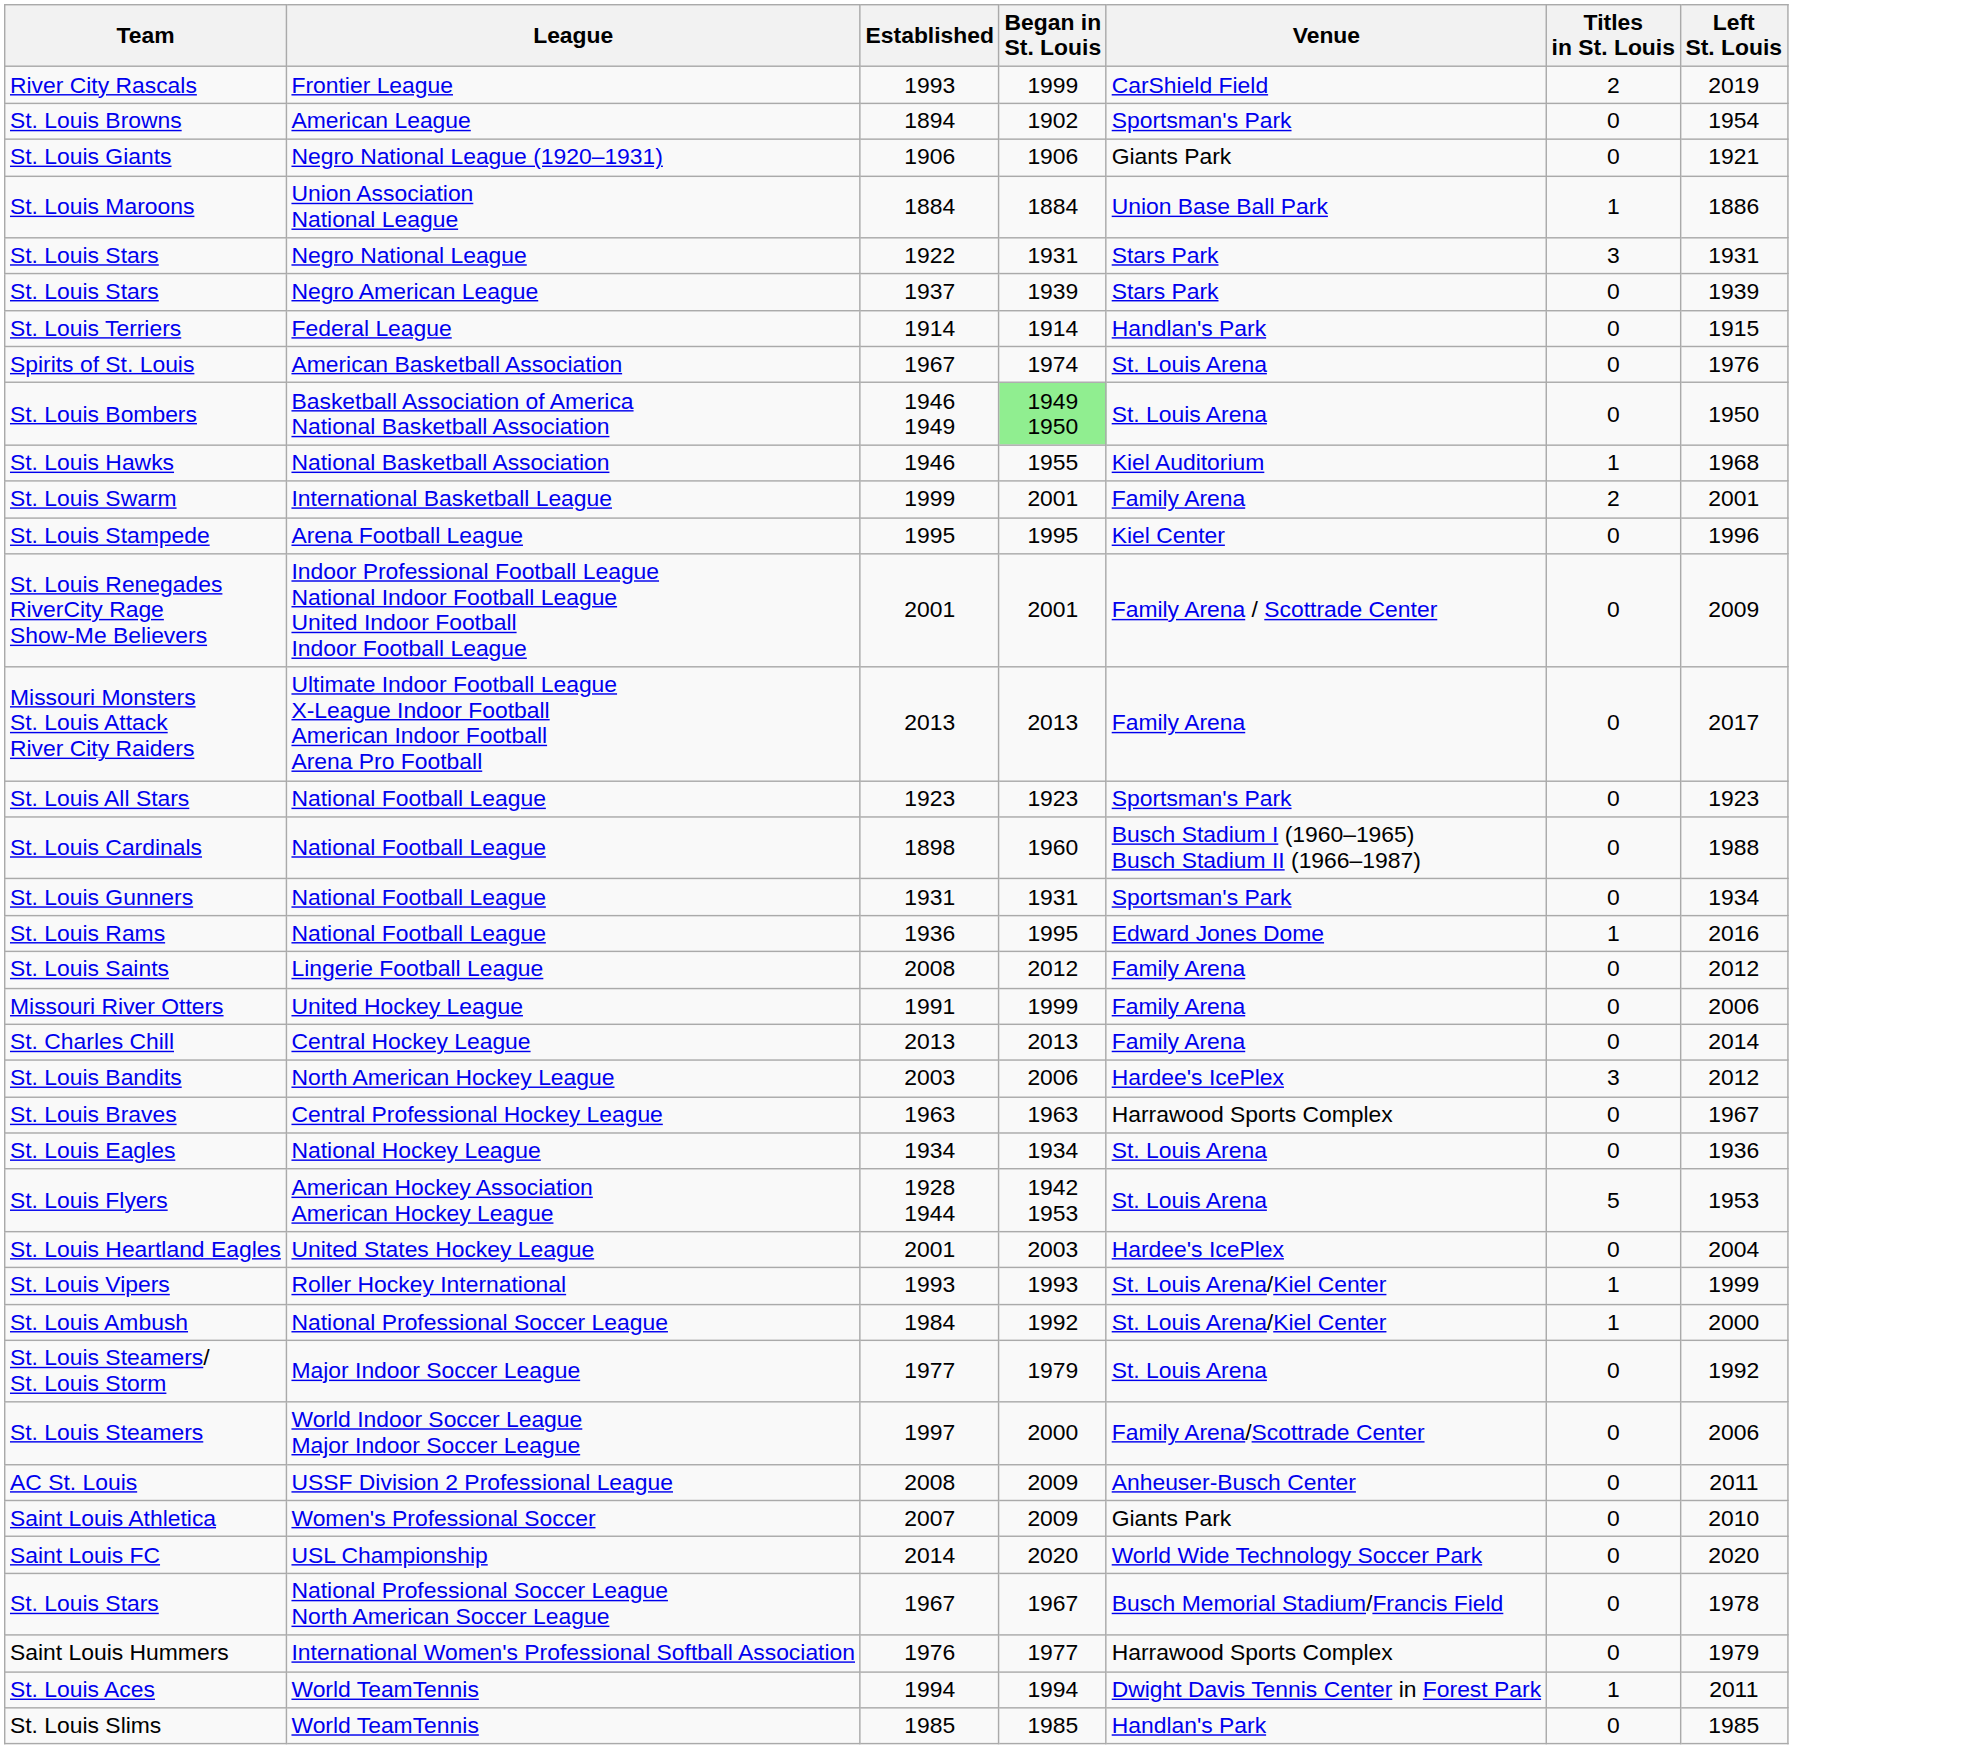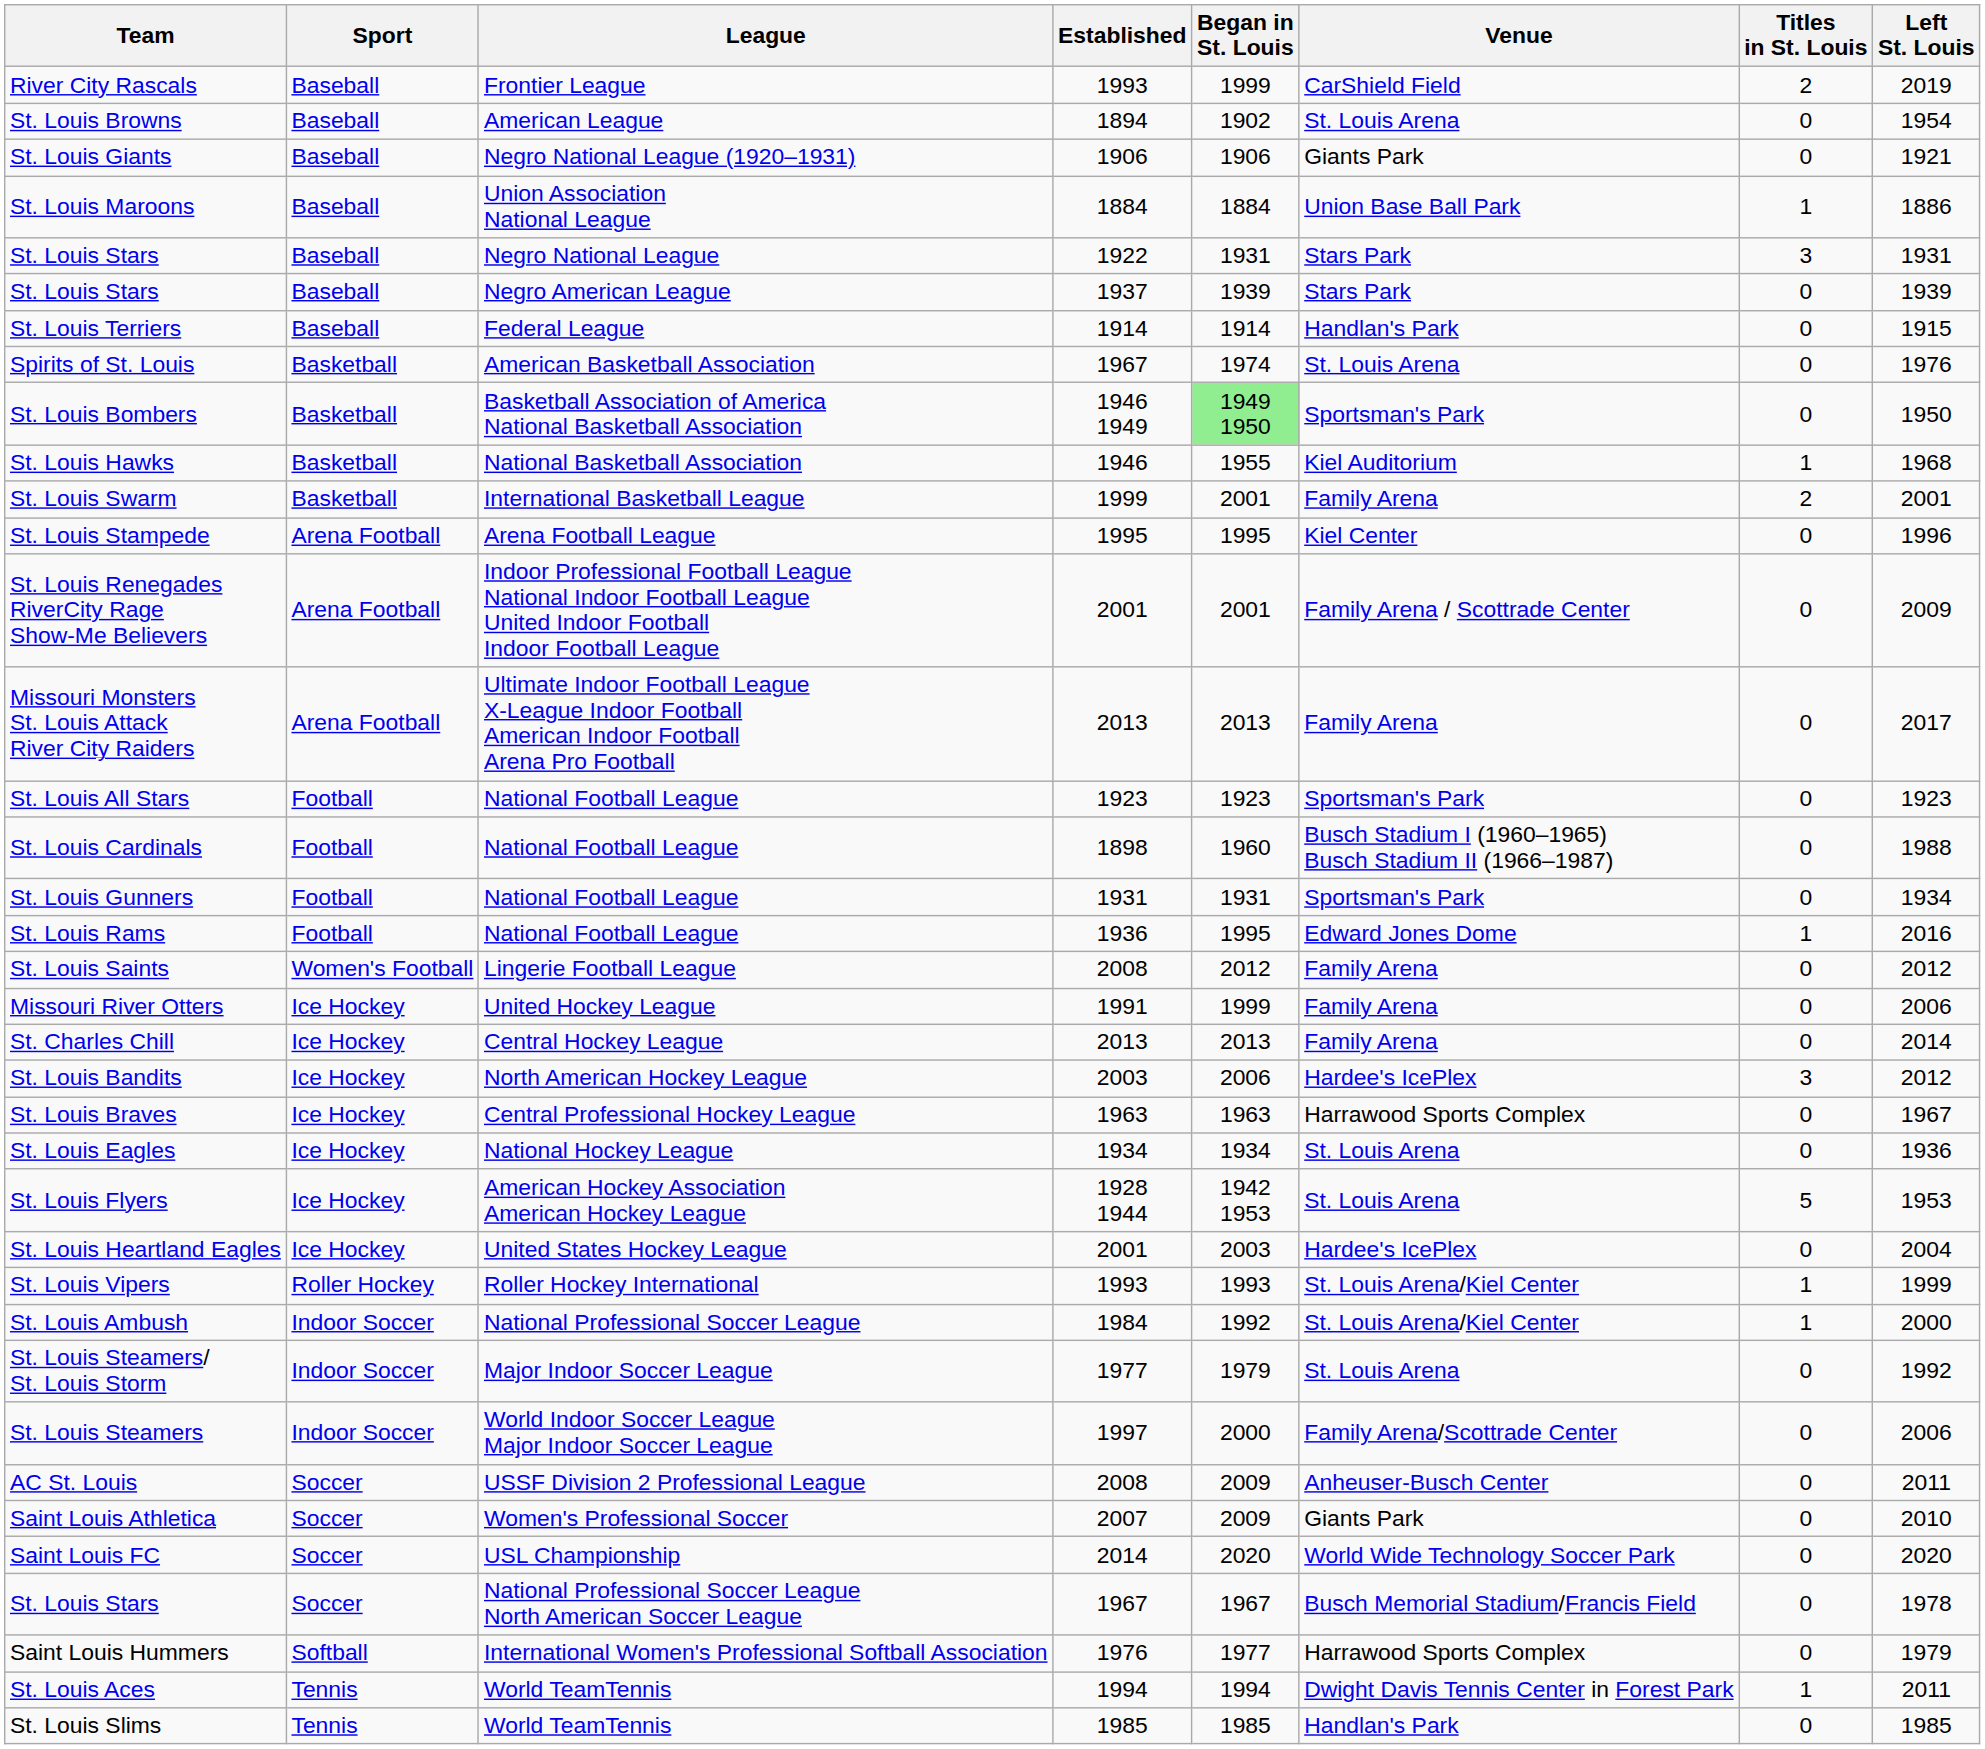+ column: (382, 35)
(1202, 120) Sportsman's Park -> (1382, 120) St. Louis Arena
(1189, 413) St. Louis Arena -> (1394, 413) Sportsman's Park
